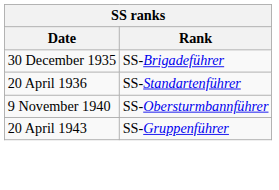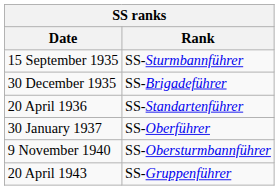+ row: (63, 60)
+ row: (55, 128)
